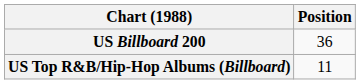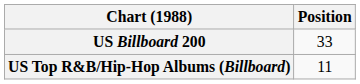(325, 41) 36 -> (325, 41) 33
